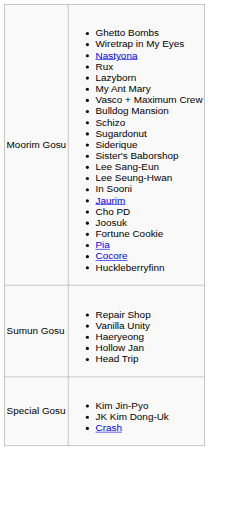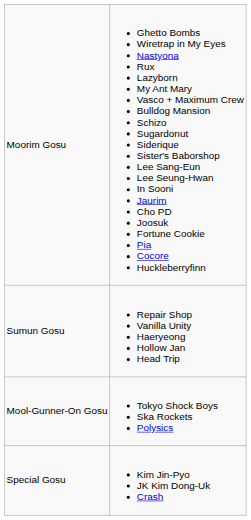+ row: (57, 411)
